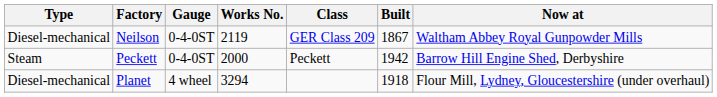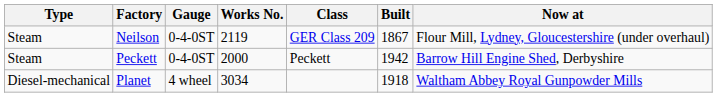(59, 37) Diesel-mechanical -> (25, 37) Steam
(529, 37) Waltham Abbey Royal Gunpowder Mills -> (563, 37) Flour Mill, Lydney, Gloucestershire (under overhaul)
(234, 80) 3294 -> (234, 80) 3034
(563, 80) Flour Mill, Lydney, Gloucestershire (under overhaul) -> (529, 80) Waltham Abbey Royal Gunpowder Mills
